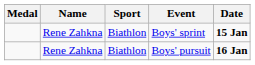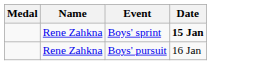- column: (127, 14)
(232, 51) bold -> (187, 51) normal
